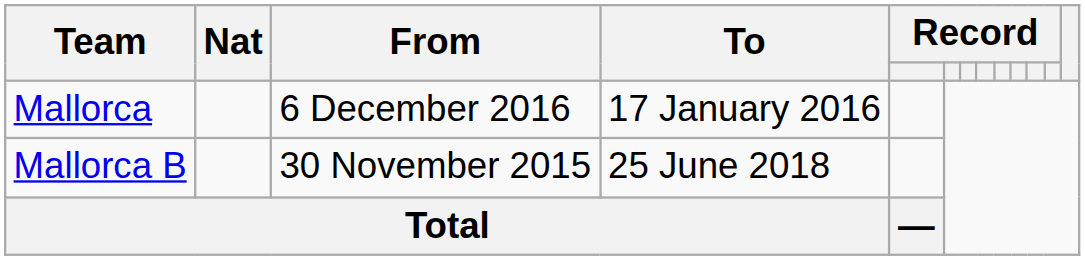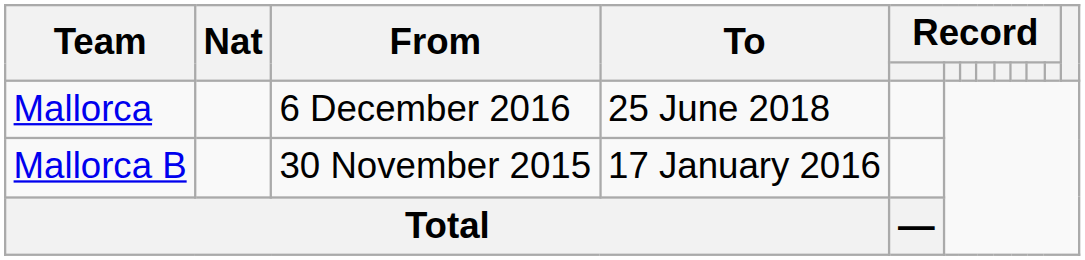(745, 108) 17 January 2016 -> (719, 108) 25 June 2018
(719, 166) 25 June 2018 -> (745, 166) 17 January 2016
